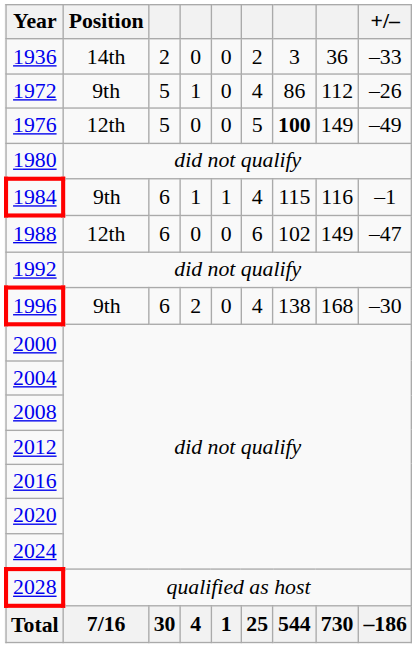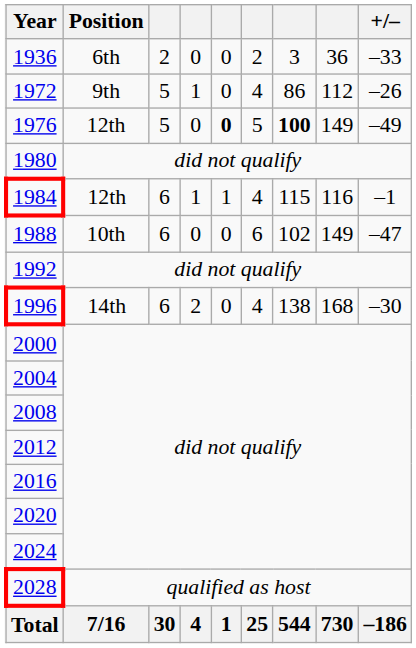(106, 56) 14th -> (106, 56) 6th
(226, 125) normal -> (226, 125) bold
(107, 197) 9th -> (107, 197) 12th
(106, 233) 12th -> (106, 233) 10th
(107, 305) 9th -> (107, 305) 14th
